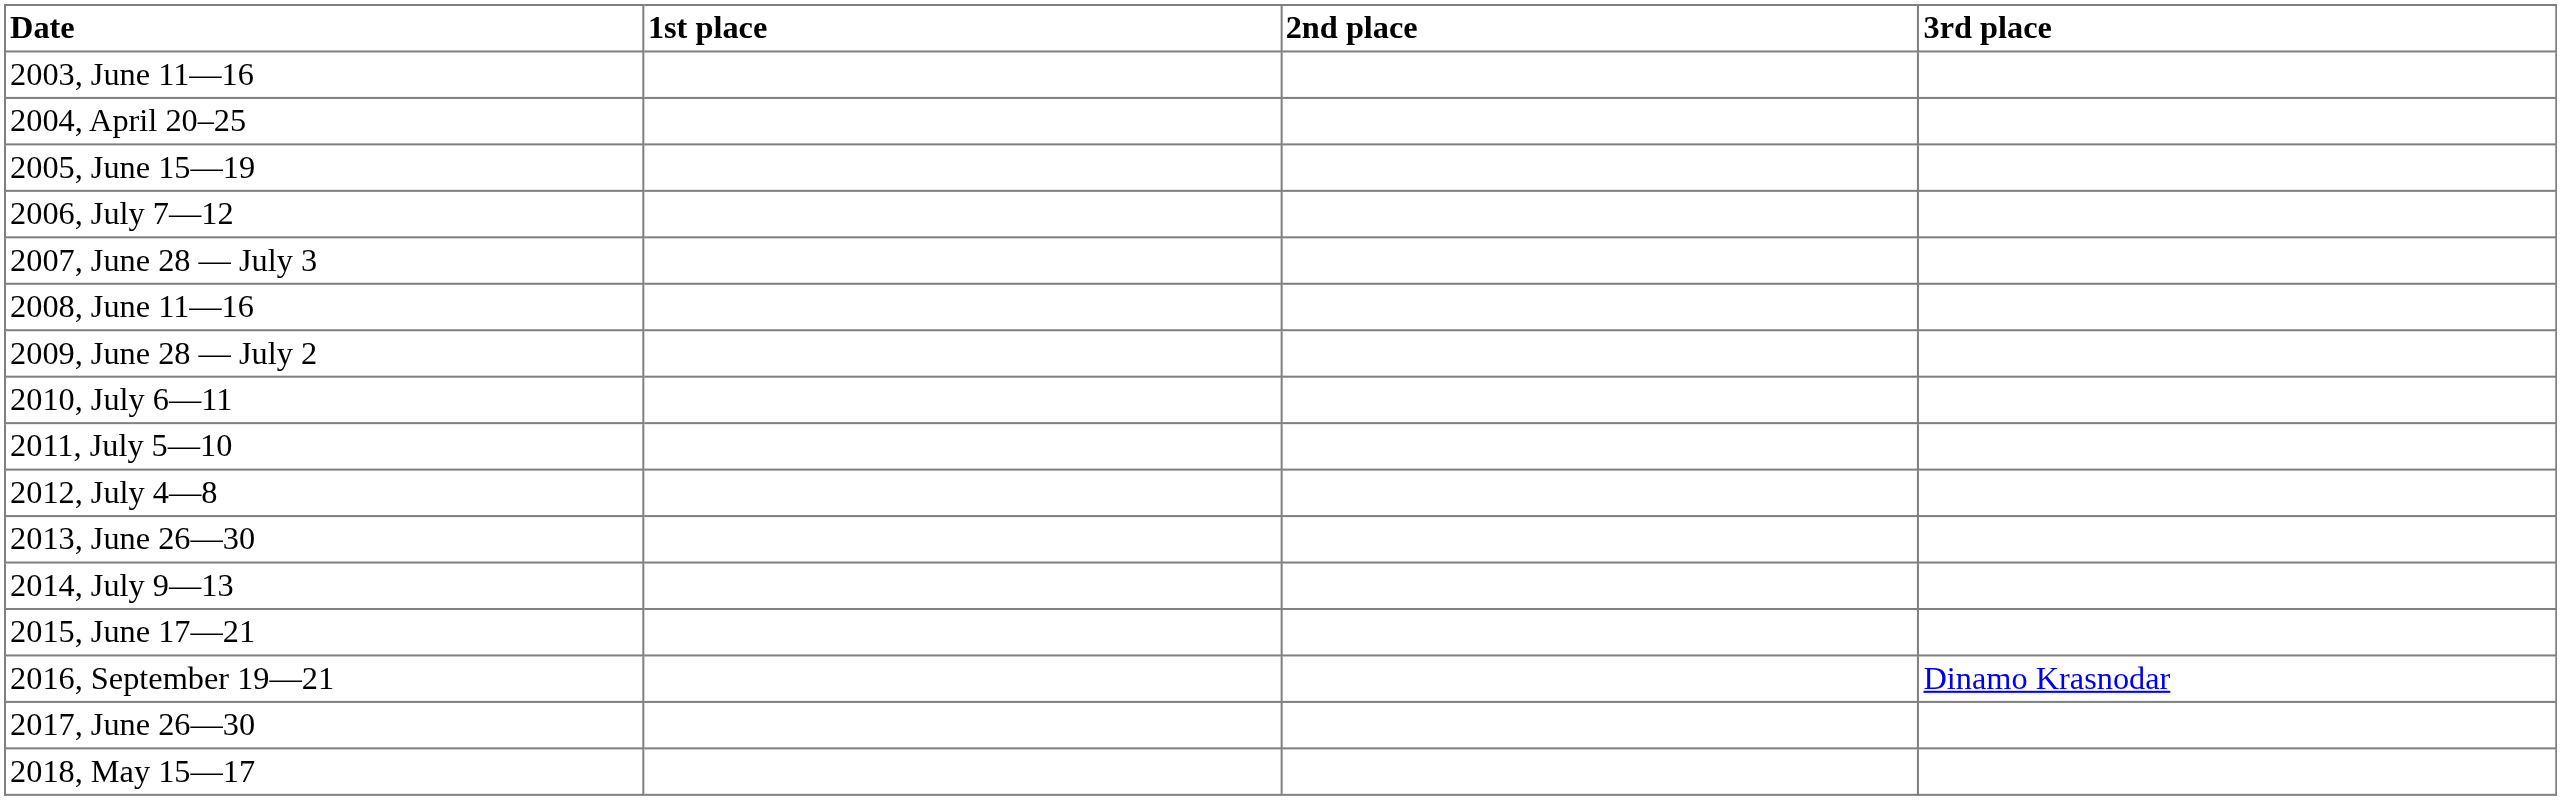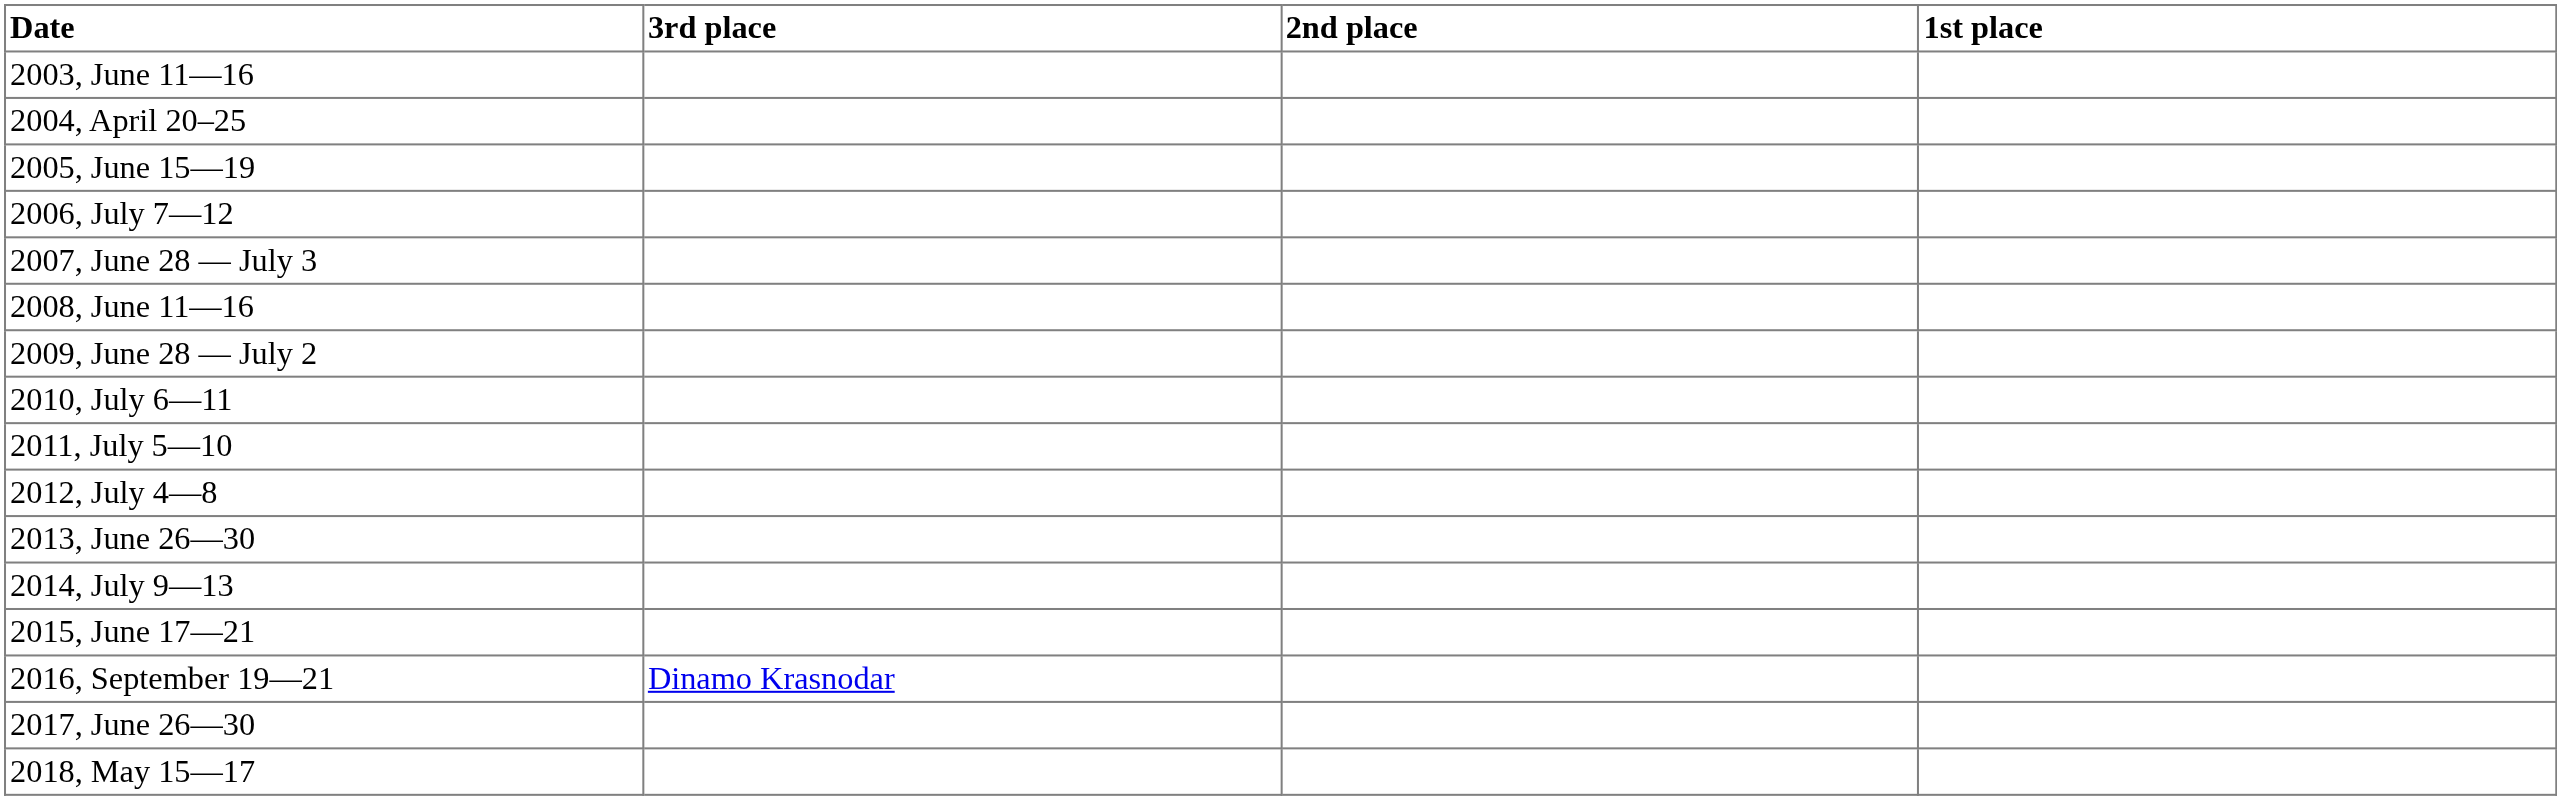columns swapped: (708, 27) <-> (1988, 27)
